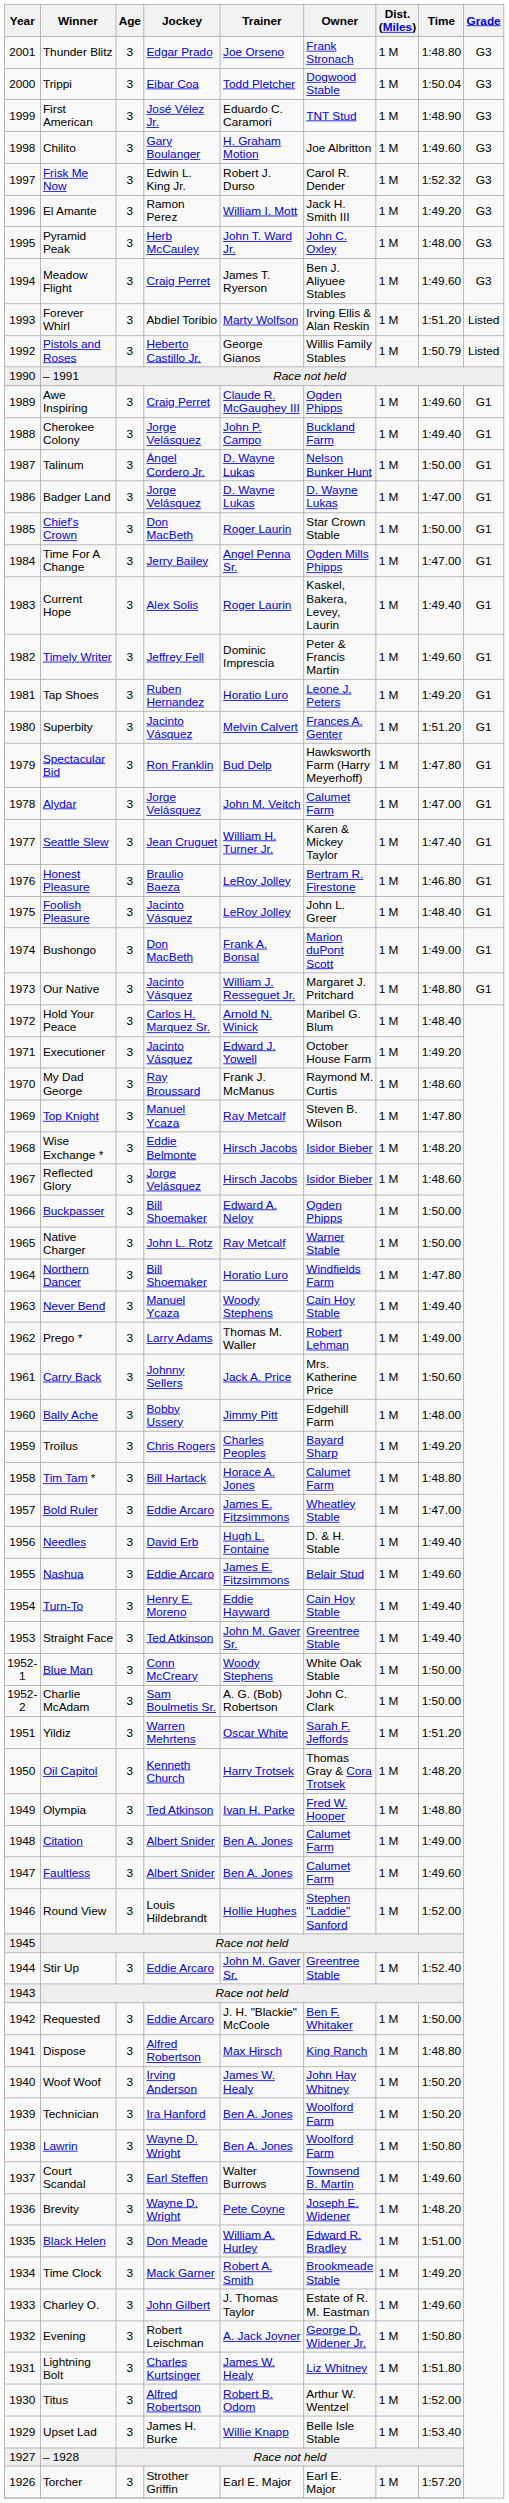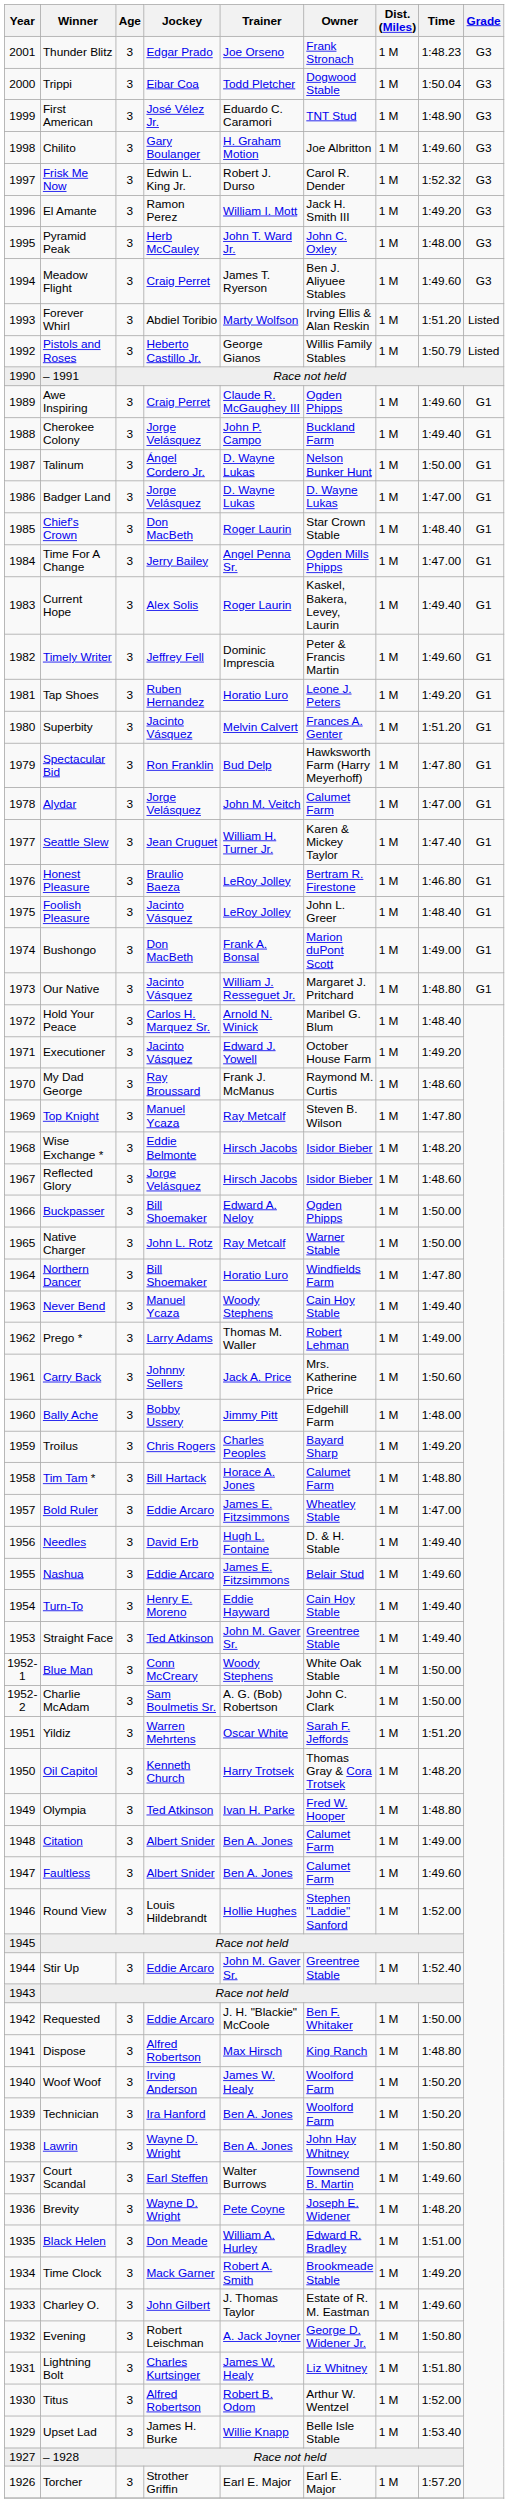(441, 52) 1:48.80 -> (441, 52) 1:48.23
(441, 529) 1:50.00 -> (441, 529) 1:48.40
(331, 2083) John Hay Whitney -> (330, 2083) Woolford Farm
(330, 2146) Woolford Farm -> (331, 2146) John Hay Whitney
